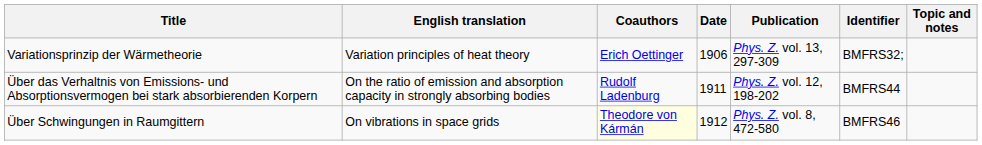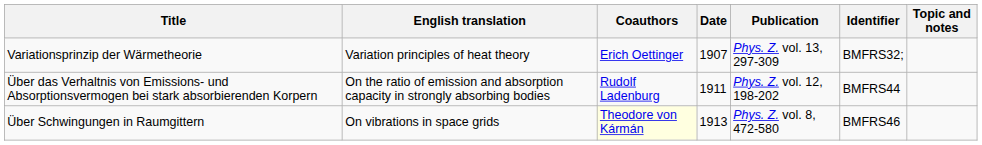(713, 55) 1906 -> (713, 55) 1907
(713, 122) 1912 -> (713, 122) 1913
